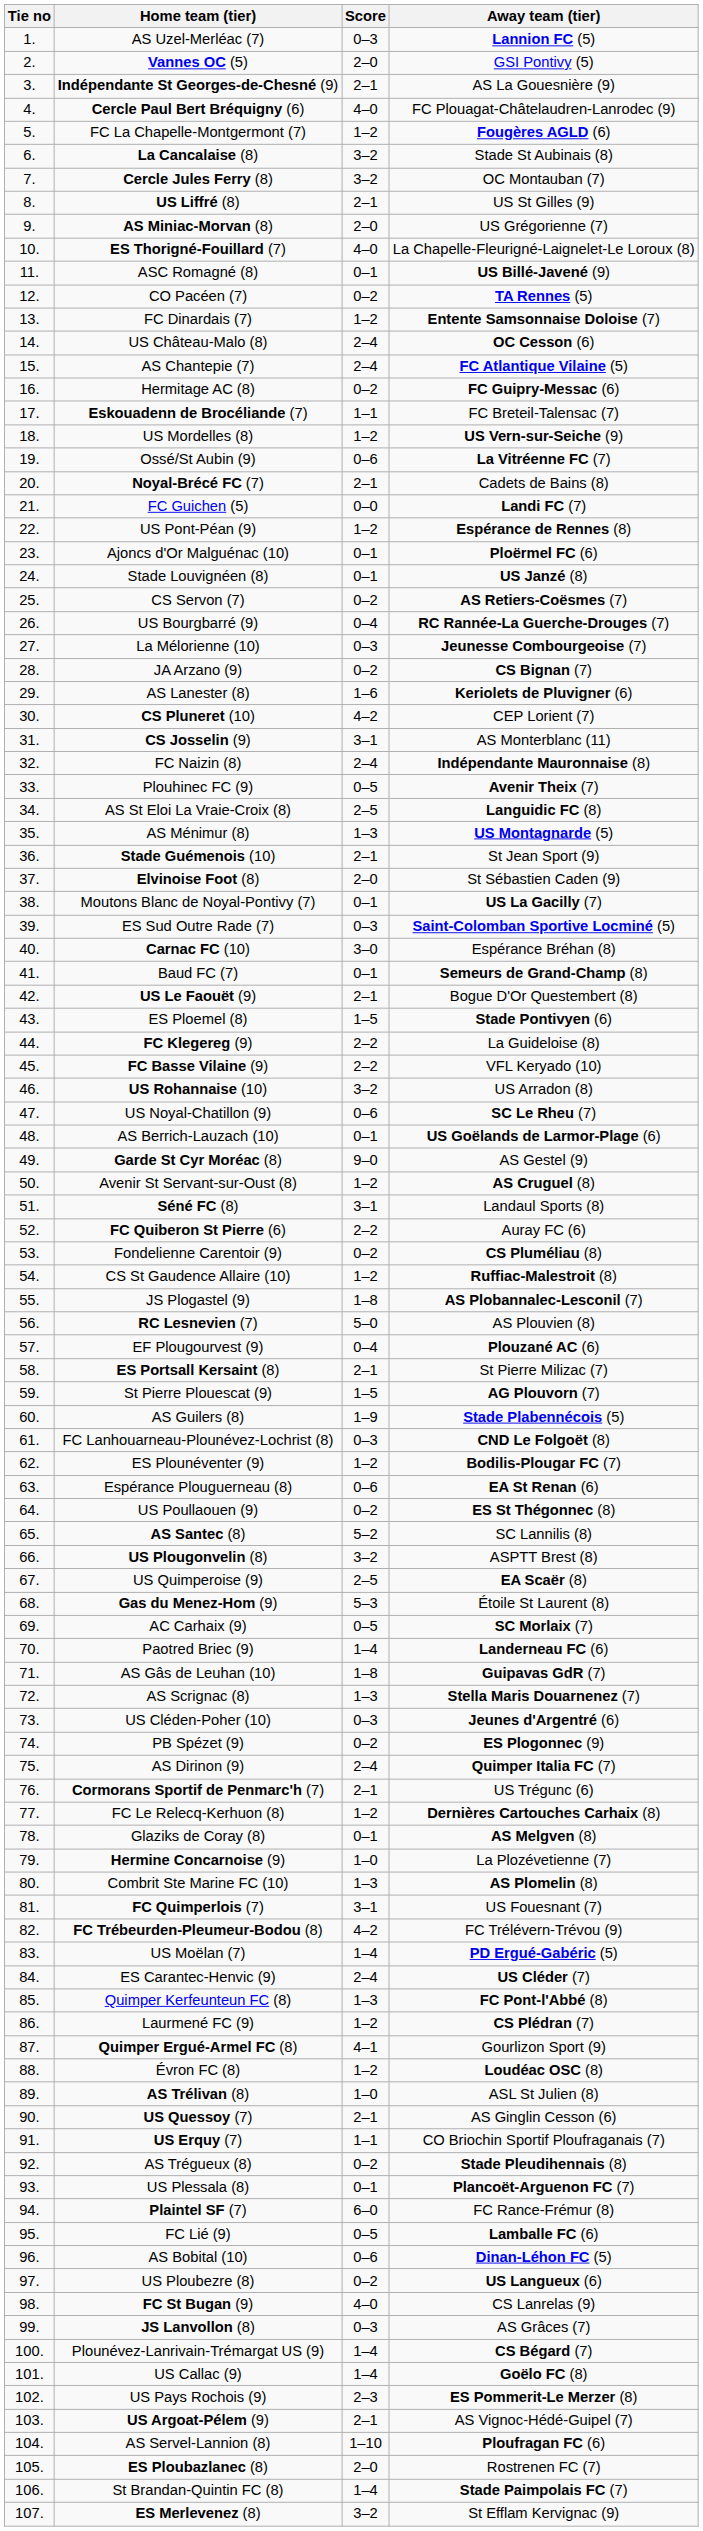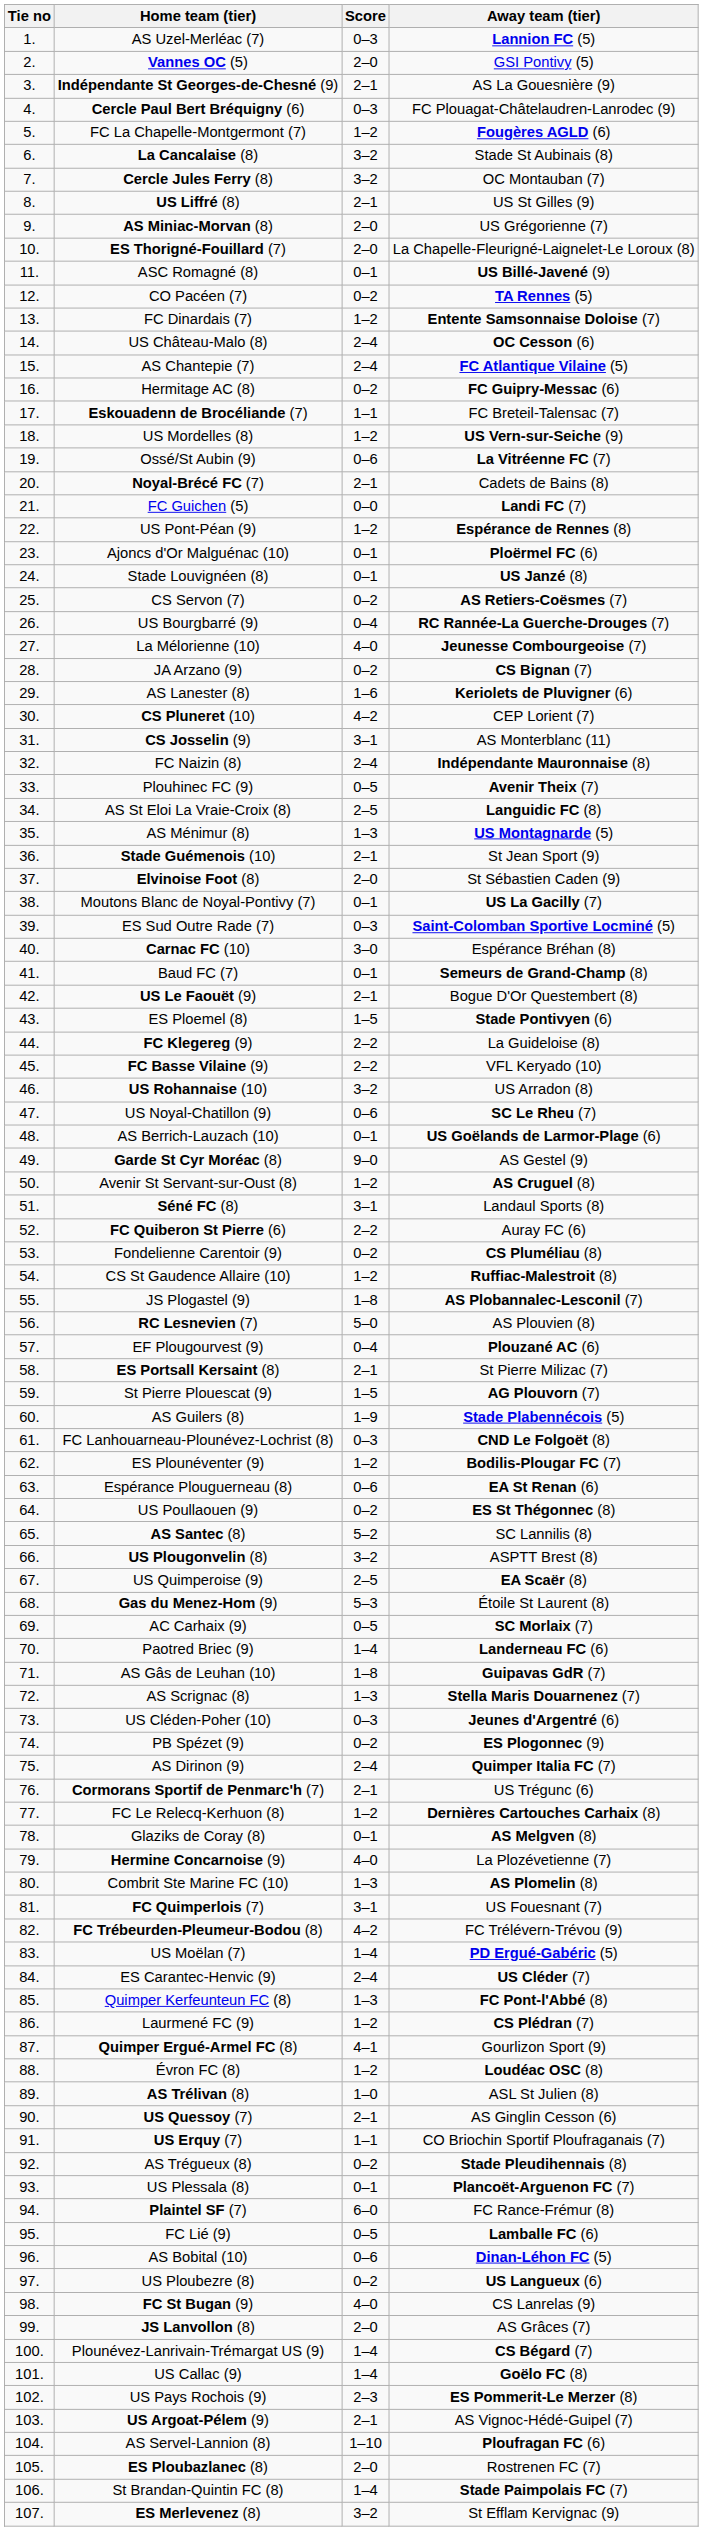(365, 109) 4–0 -> (365, 109) 0–3
(365, 249) 4–0 -> (365, 249) 2–0
(365, 646) 0–3 -> (365, 646) 4–0
(365, 1860) 1–0 -> (365, 1860) 4–0
(365, 2327) 0–3 -> (365, 2327) 2–0
